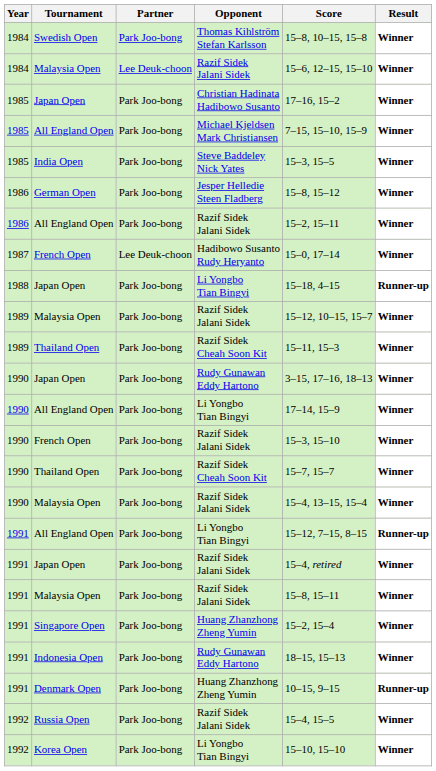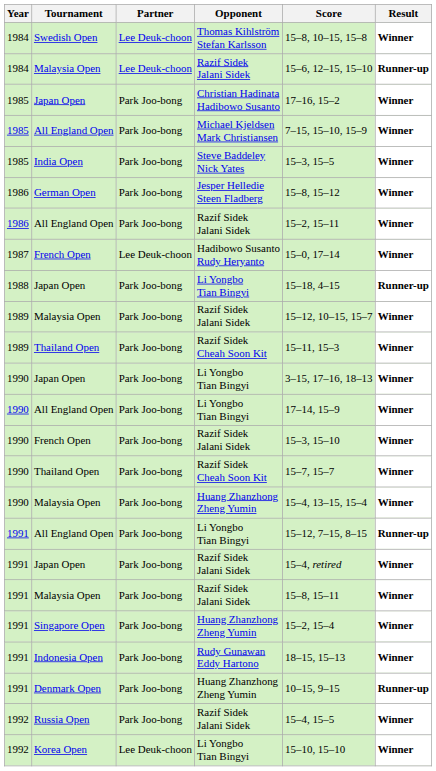(150, 38) Park Joo-bong -> (155, 38) Lee Deuk-choon
(396, 69) Winner -> (403, 69) Runner-up
(231, 379) Rudy Gunawan Eddy Hartono -> (223, 379) Li Yongbo Tian Bingyi
(224, 502) Razif Sidek Jalani Sidek -> (238, 502) Huang Zhanzhong Zheng Yumin
(150, 750) Park Joo-bong -> (155, 750) Lee Deuk-choon
